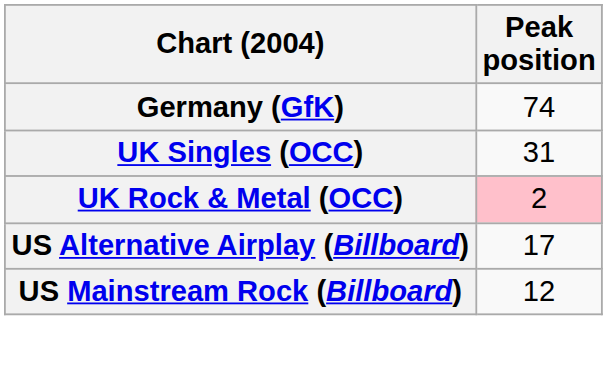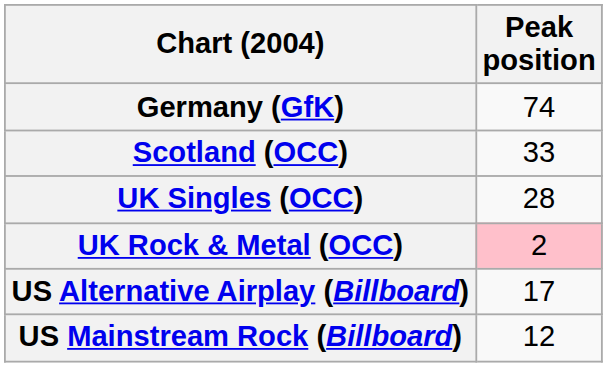+ row: (240, 152)
(539, 152) 31 -> (539, 198) 28
